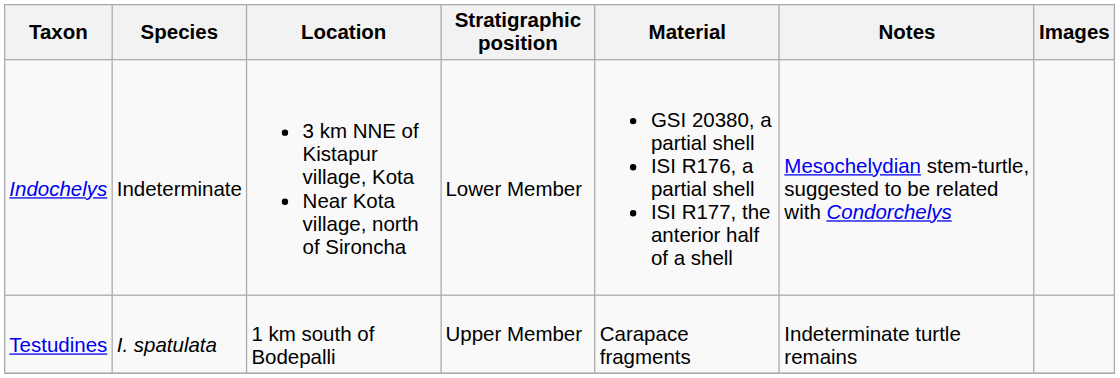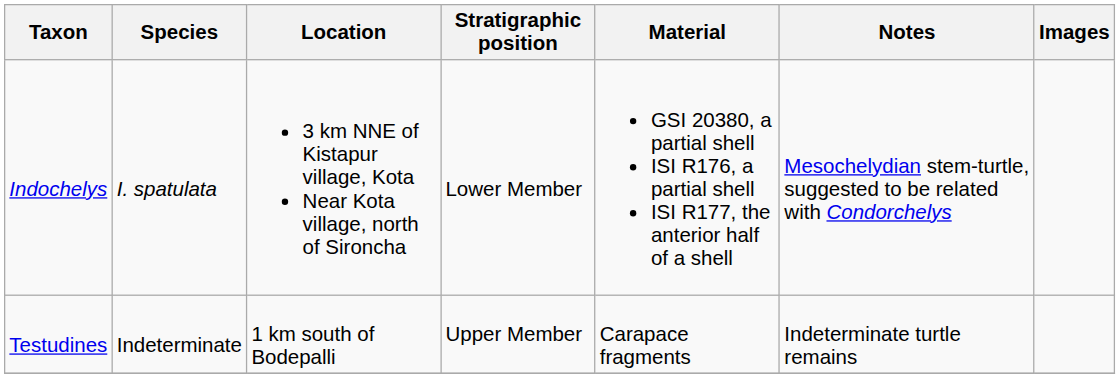(179, 188) Indeterminate -> (167, 188) I. spatulata
(167, 345) I. spatulata -> (179, 345) Indeterminate
